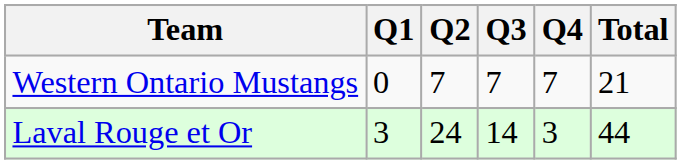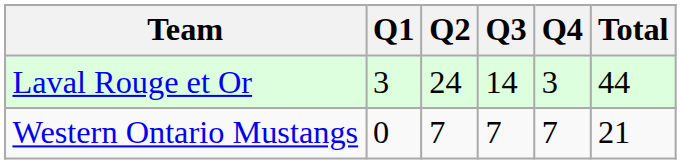rows swapped: (132, 132) <-> (185, 81)
